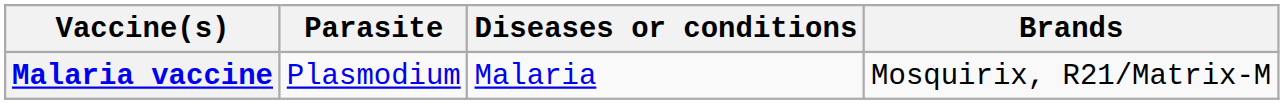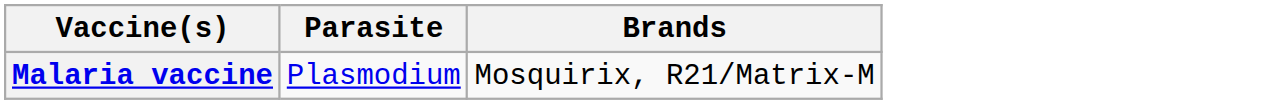- column: (666, 29)
